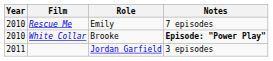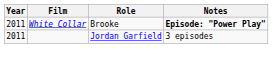- row: (51, 24)
(16, 37) 2010 -> (16, 24) 2011
